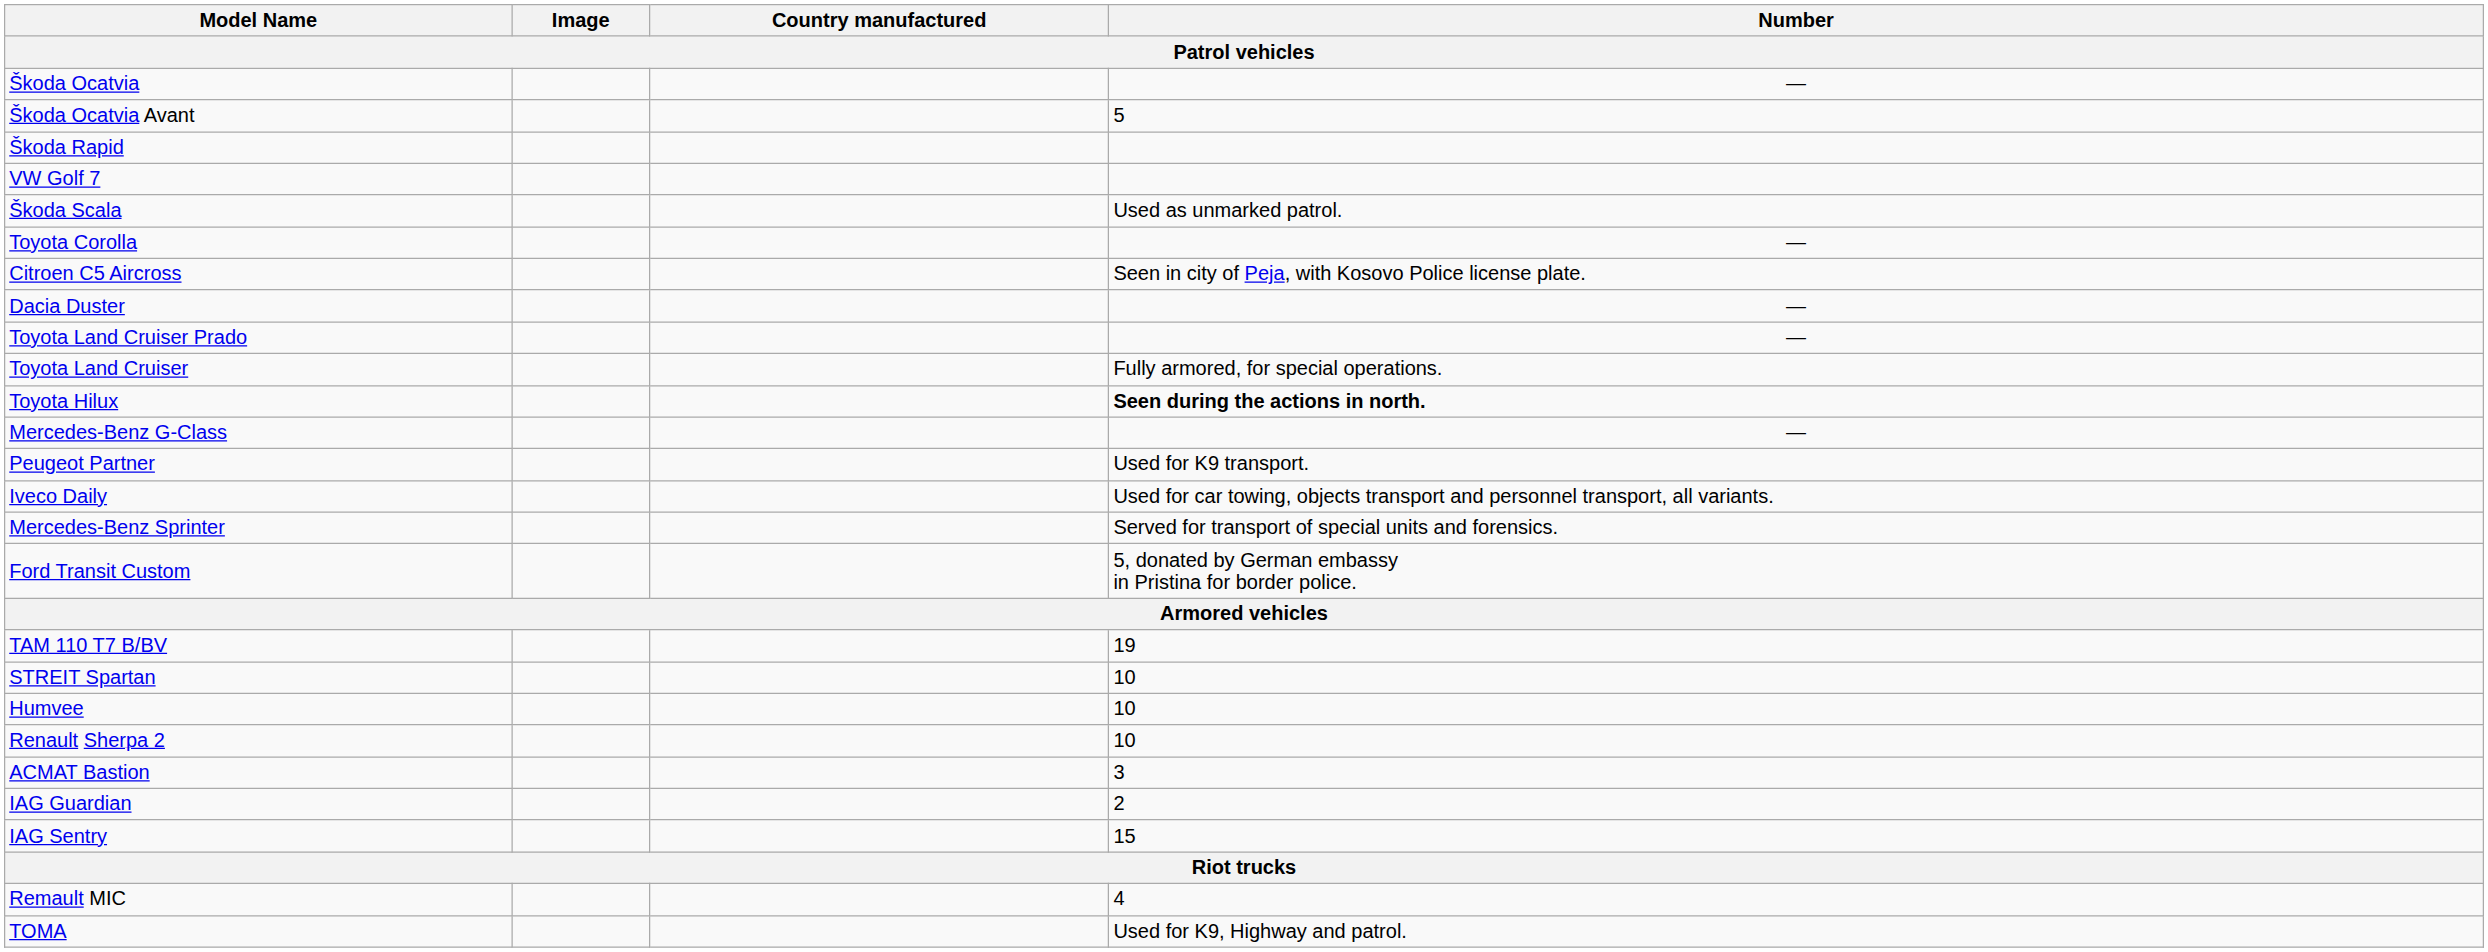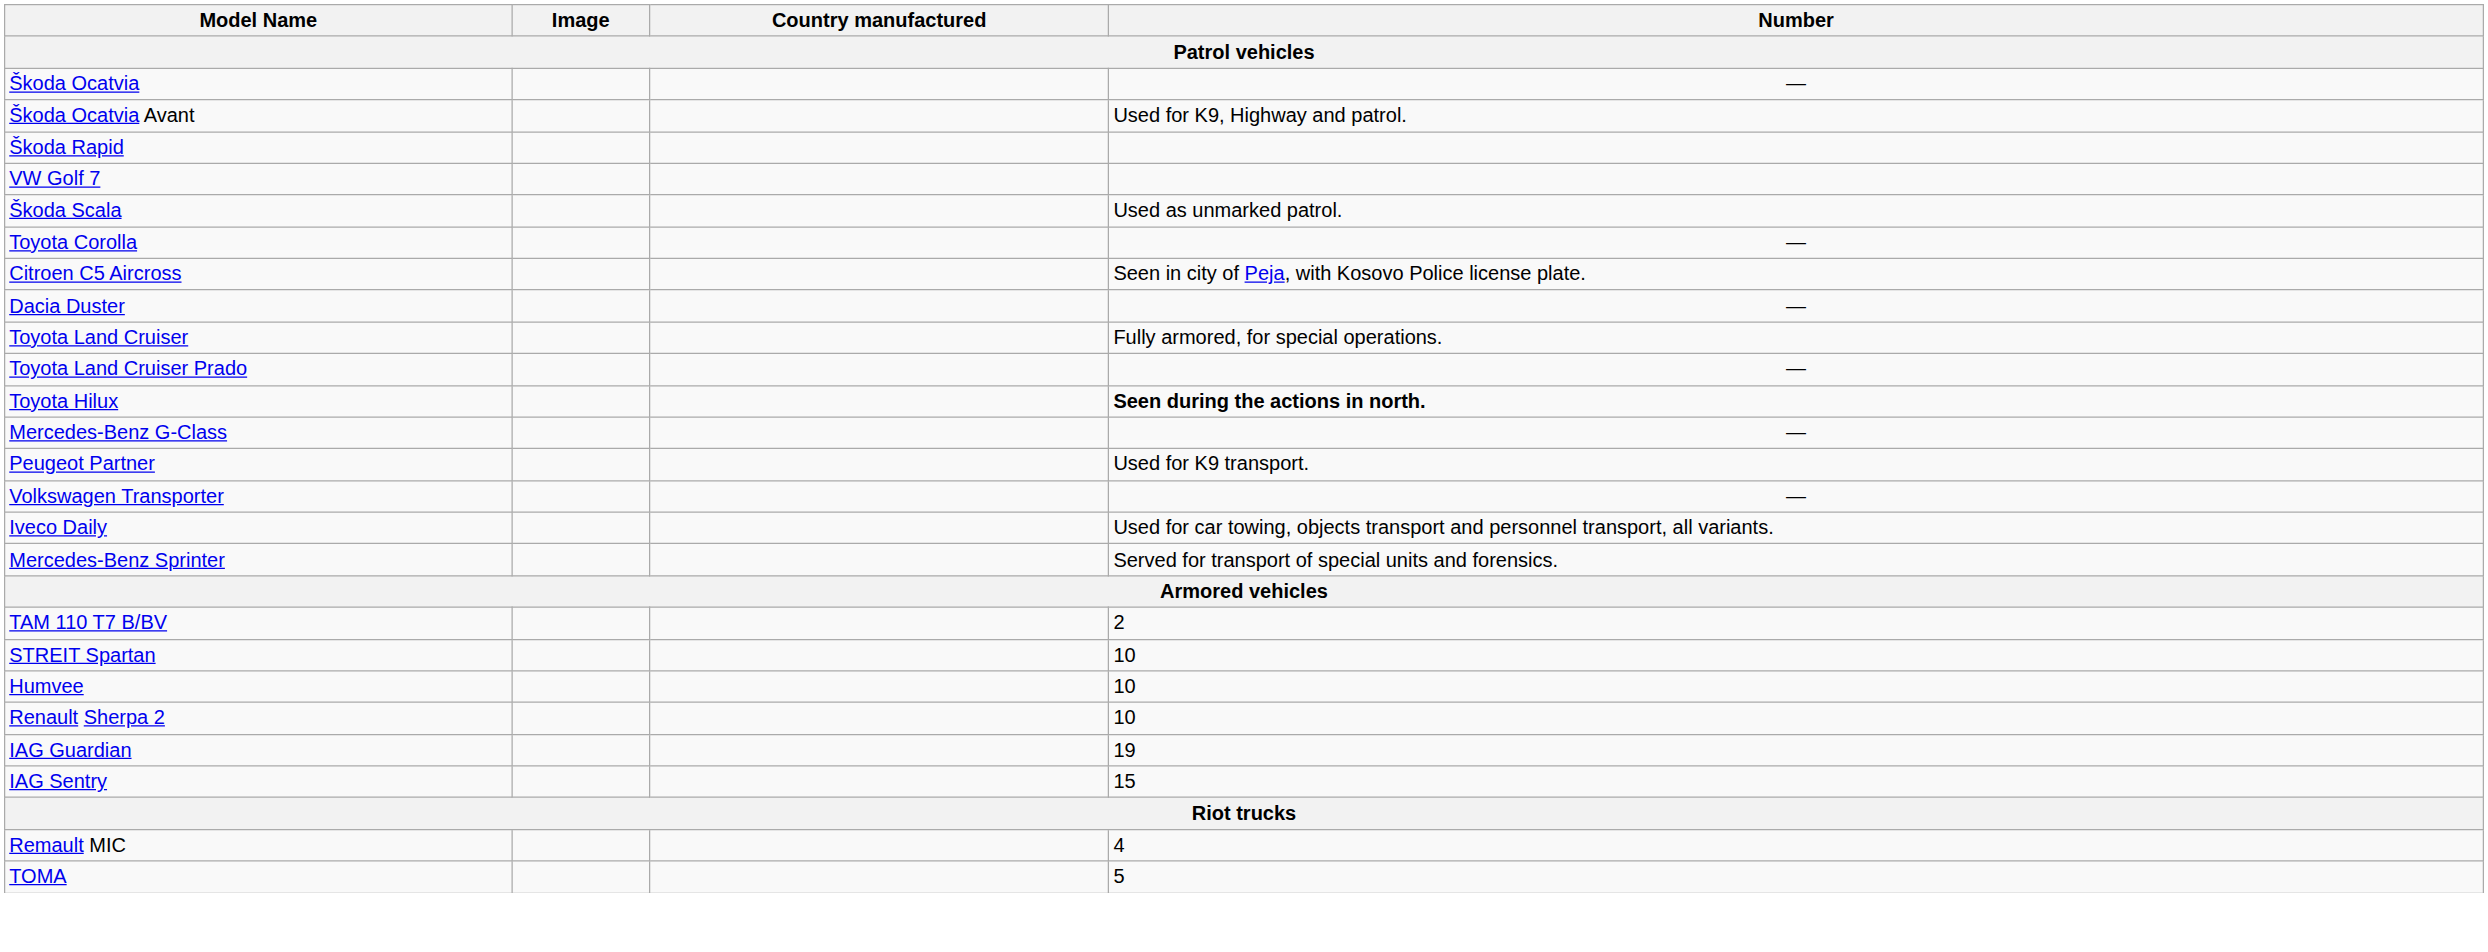(1119, 115) 5 -> (1260, 115) Used for K9, Highway and patrol.
rows swapped: (128, 337) <-> (99, 369)
+ row: (117, 496)
- row: (100, 570)
(1125, 645) 19 -> (1119, 623) 2
- row: (79, 772)
(1119, 804) 2 -> (1125, 749) 19
(1260, 930) Used for K9, Highway and patrol. -> (1119, 876) 5
